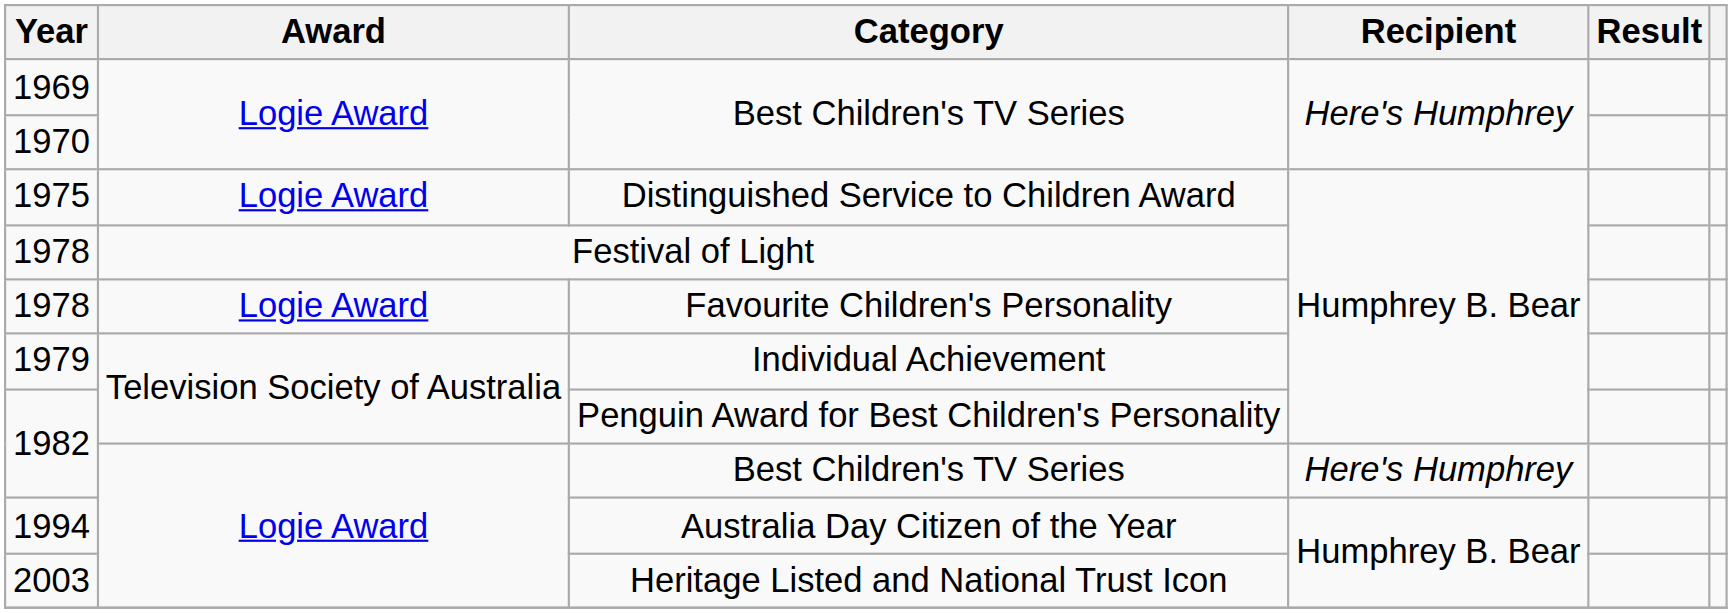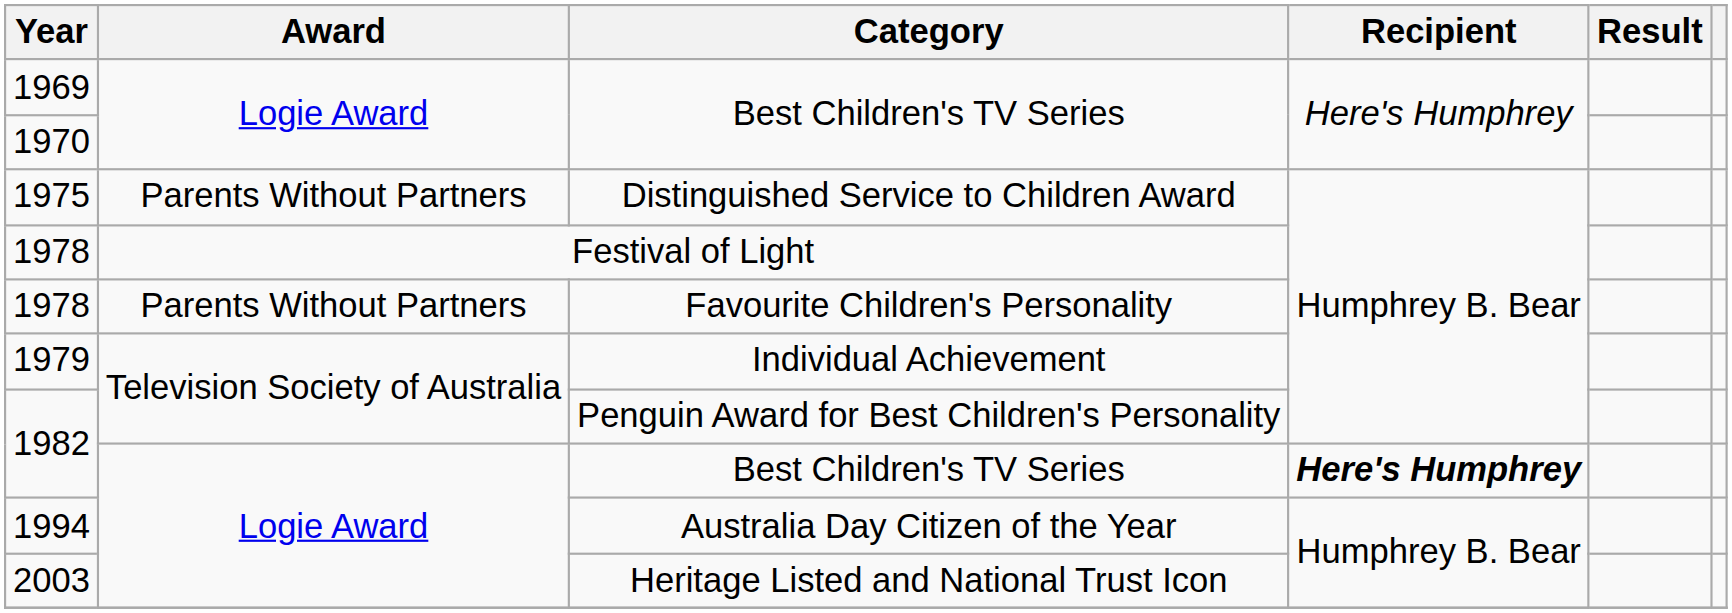(334, 196) Logie Award -> (334, 196) Parents Without Partners
(334, 305) Logie Award -> (334, 305) Parents Without Partners
(1438, 470) normal -> (1439, 470) bold
